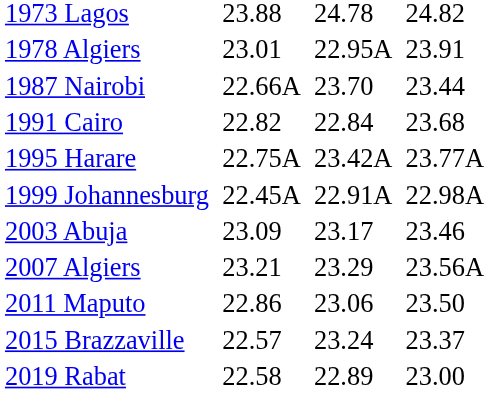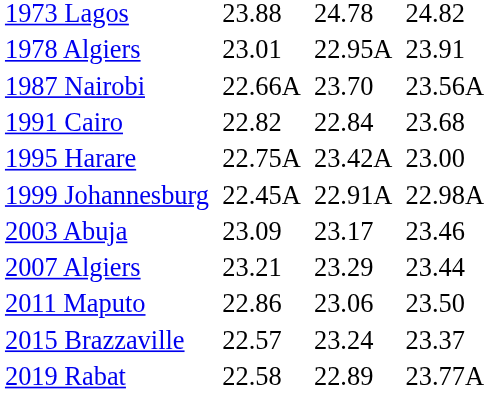(435, 86) 23.44 -> (445, 86) 23.56A
(445, 158) 23.77A -> (435, 158) 23.00
(445, 267) 23.56A -> (435, 267) 23.44
(435, 376) 23.00 -> (445, 376) 23.77A
